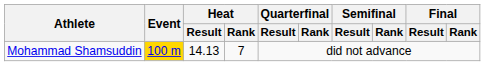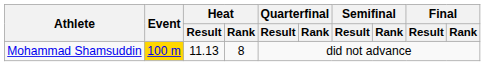(204, 52) 14.13 -> (204, 52) 11.13
(241, 52) 7 -> (241, 52) 8
